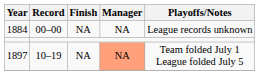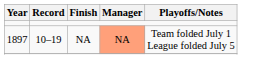- row: (17, 29)
